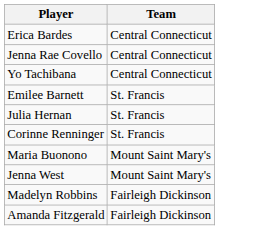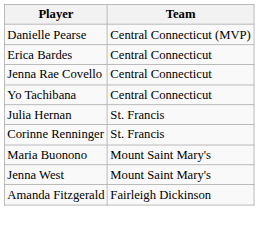+ row: (47, 34)
- row: (45, 94)
- row: (52, 194)
